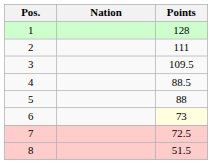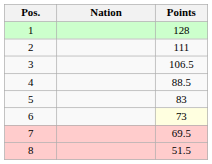(181, 64) 109.5 -> (181, 64) 106.5
(181, 99) 88 -> (181, 99) 83
(181, 133) 72.5 -> (181, 133) 69.5
